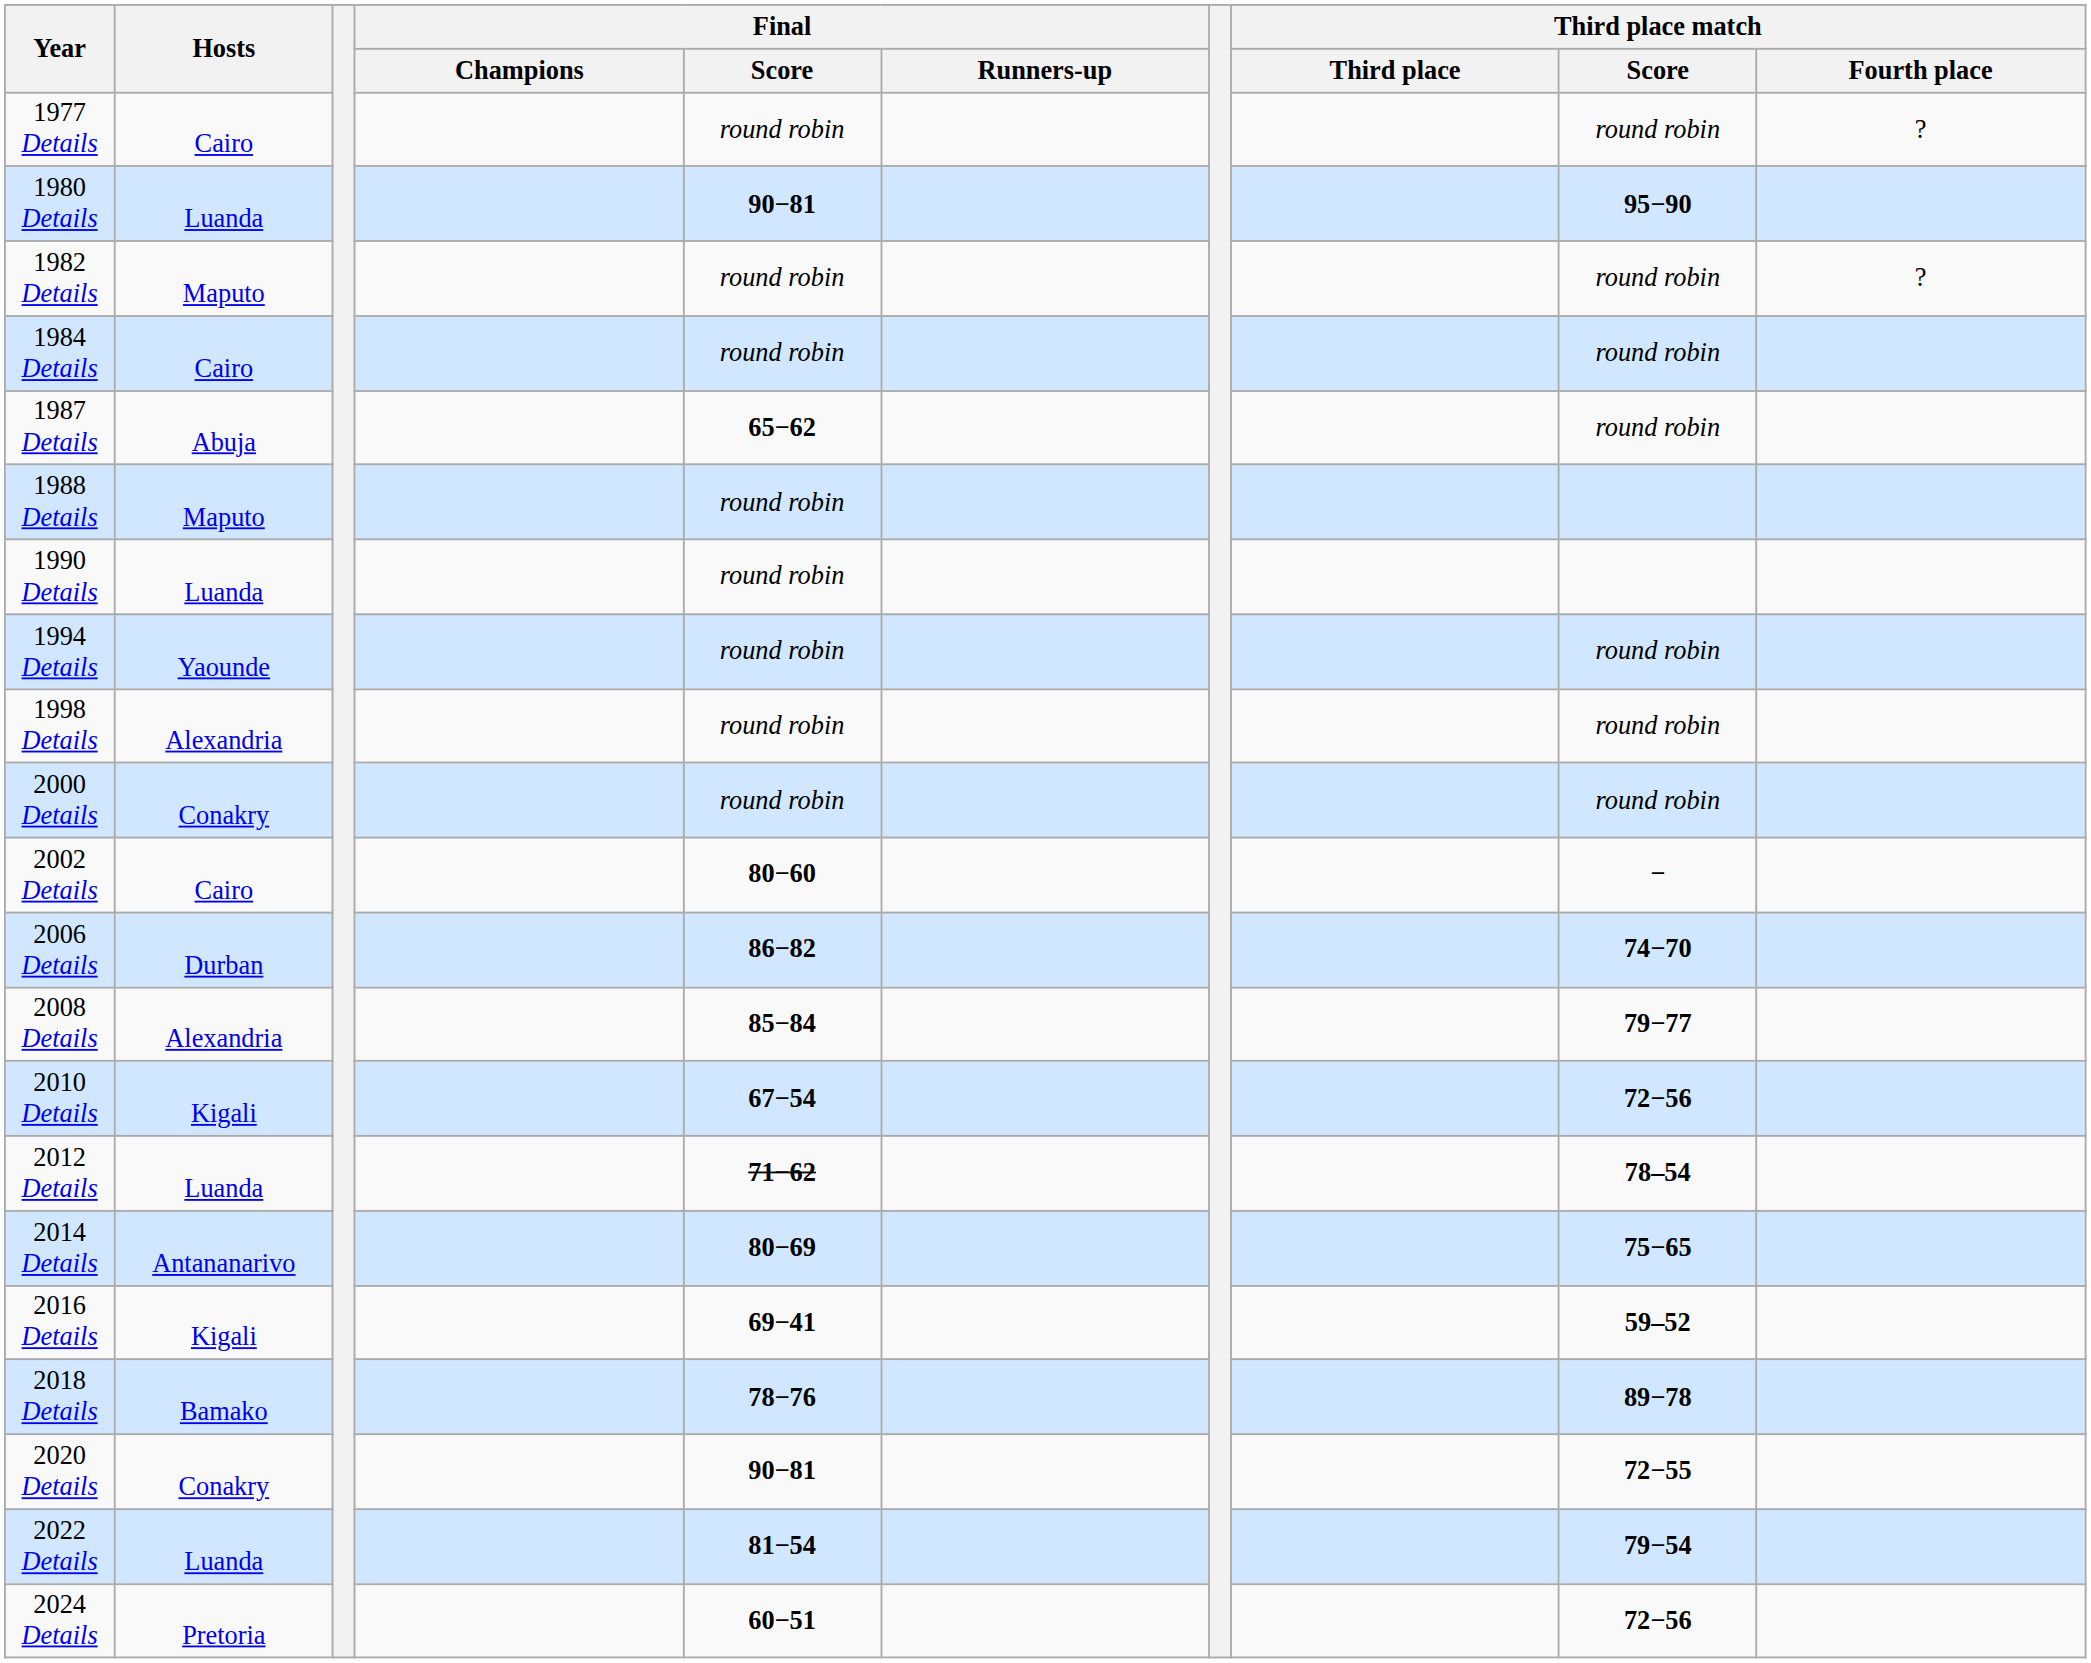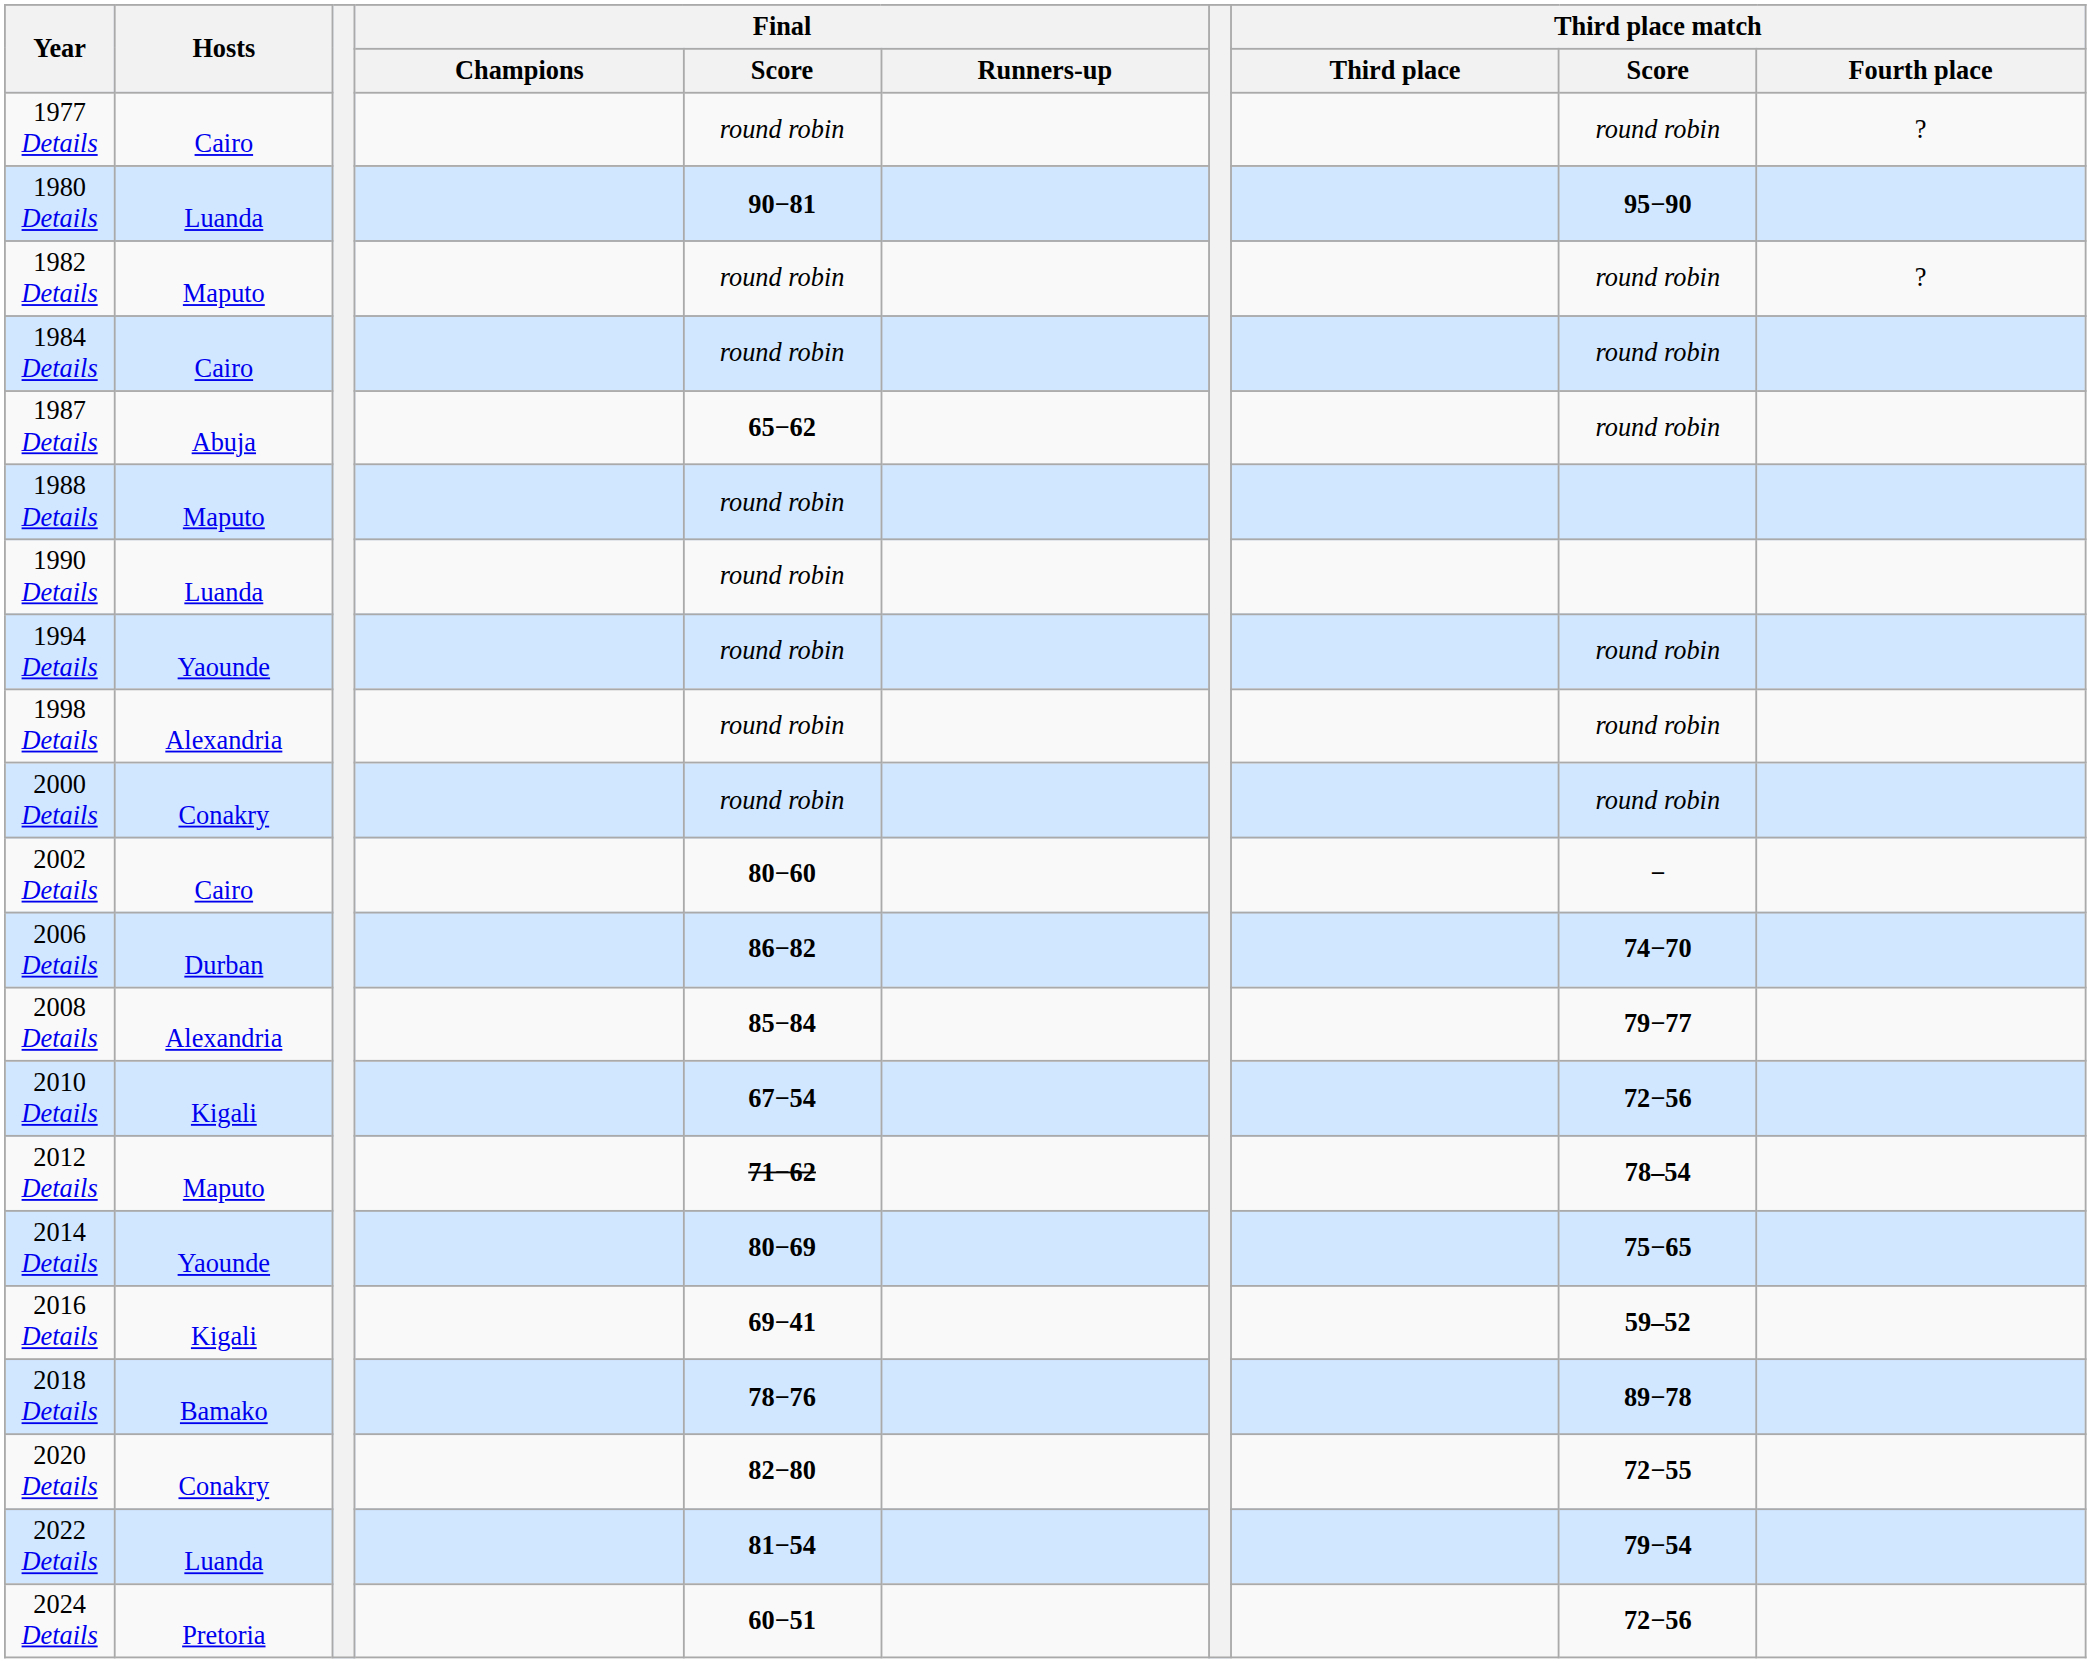(224, 1188) Luanda -> (224, 1188) Maputo
(224, 1263) Antananarivo -> (224, 1263) Yaounde
(782, 1471) 90−81 -> (782, 1471) 82−80
